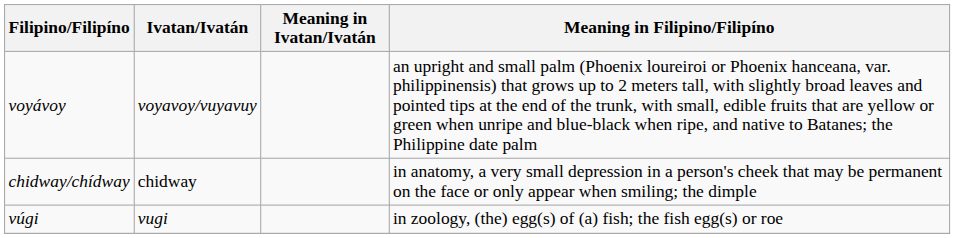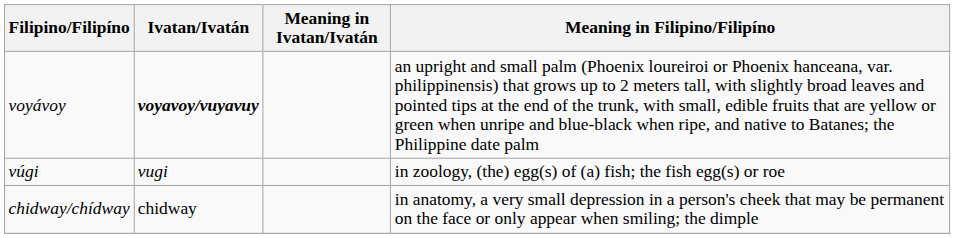(197, 104) normal -> (198, 104) bold
rows swapped: (24, 219) <-> (69, 181)
